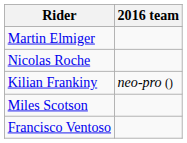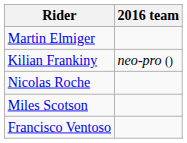rows swapped: (52, 82) <-> (49, 60)
